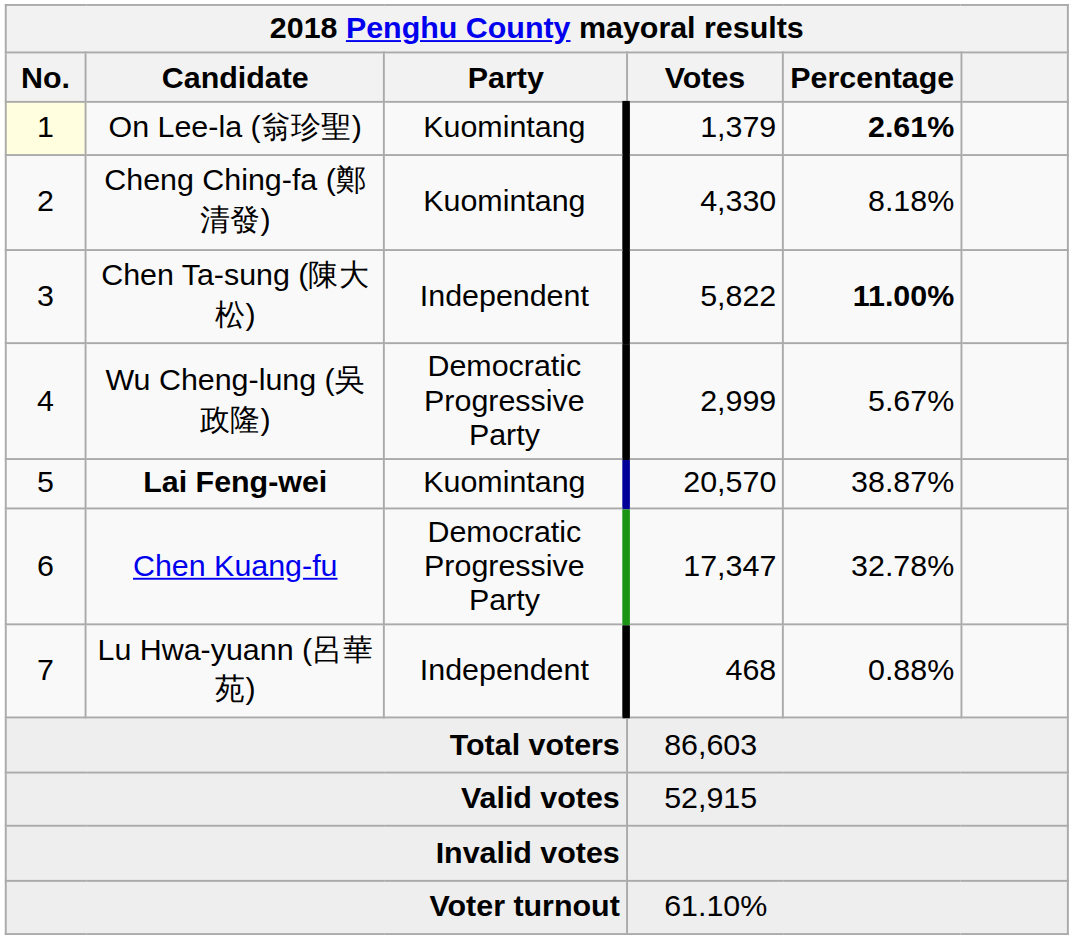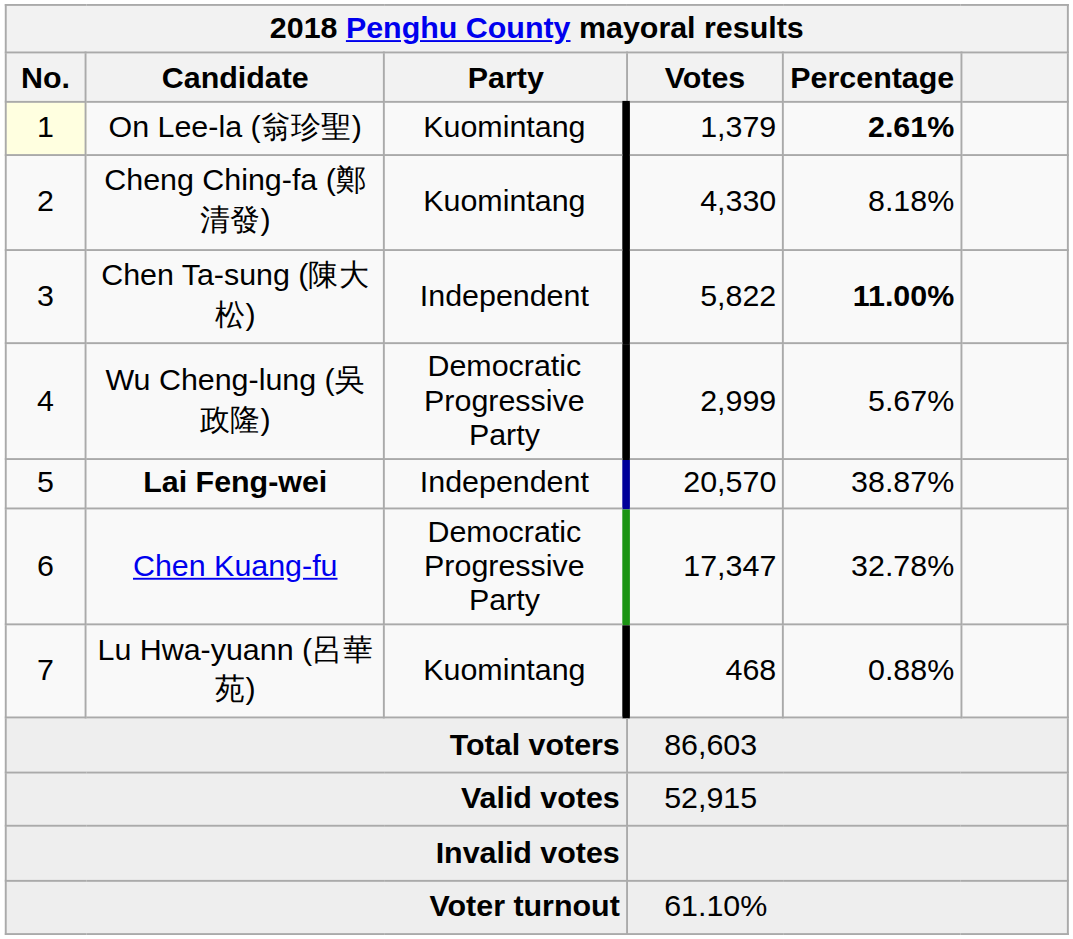(504, 483) Kuomintang -> (504, 483) Independent
(504, 670) Independent -> (504, 670) Kuomintang
